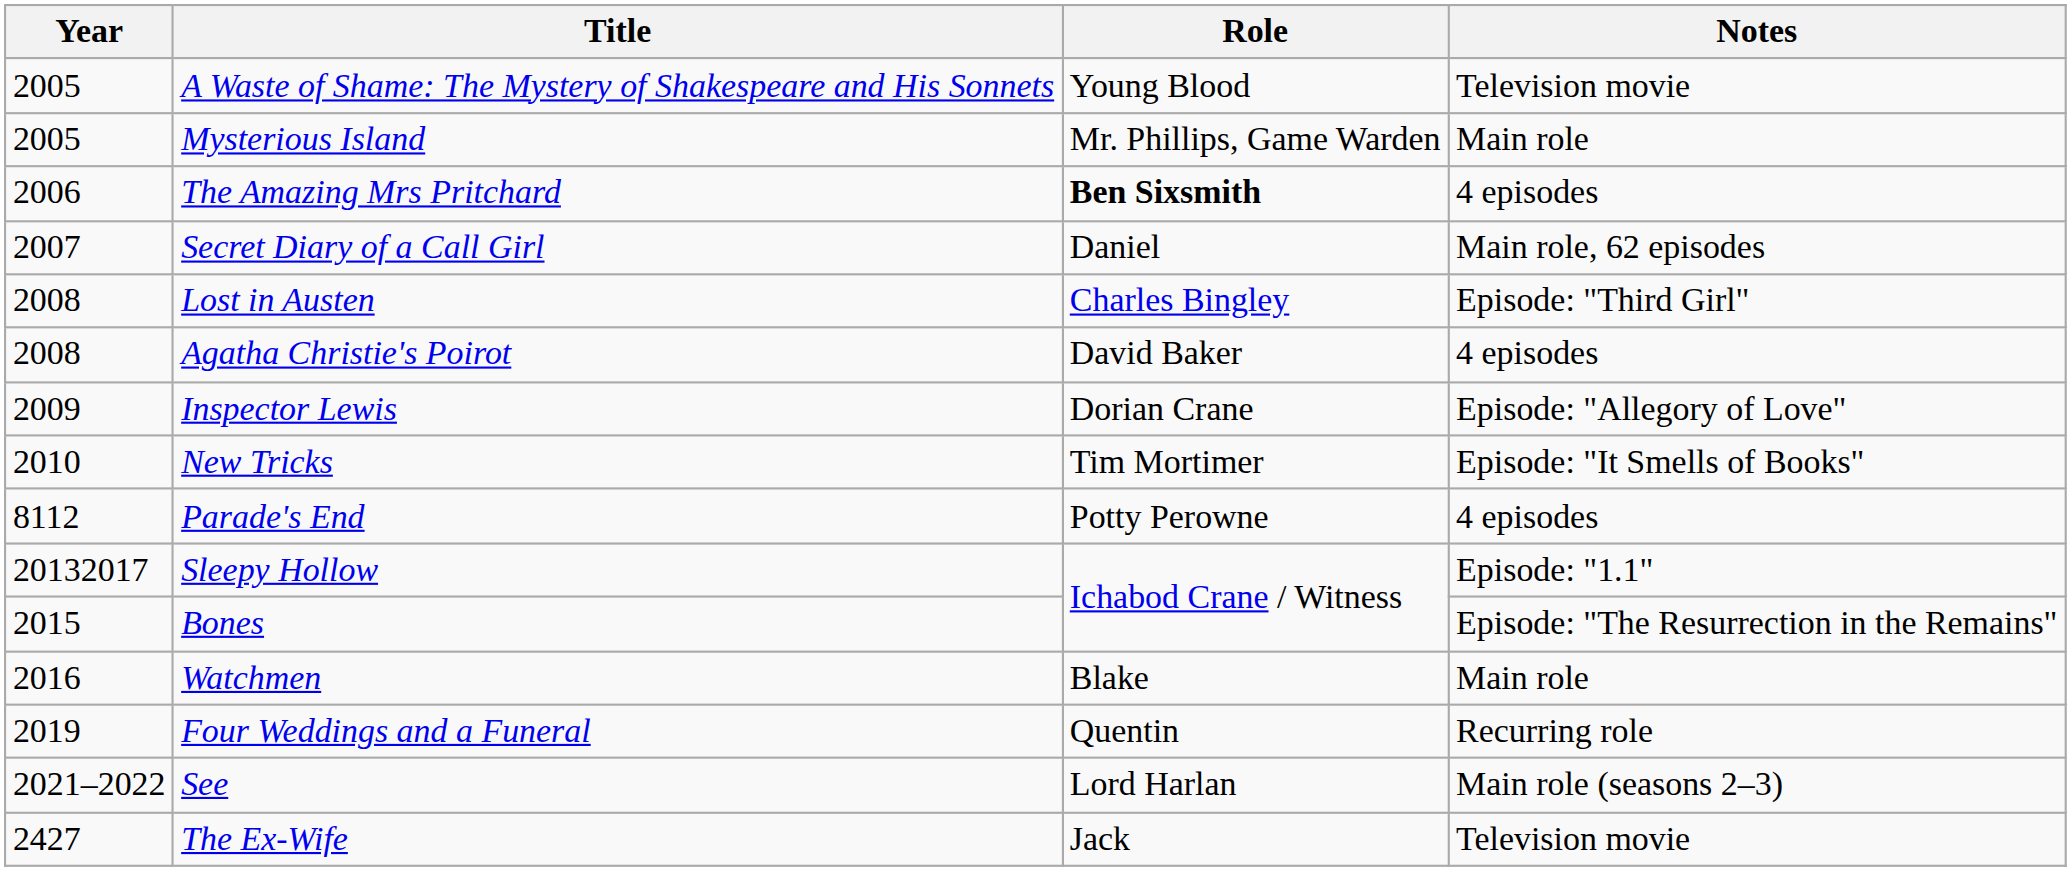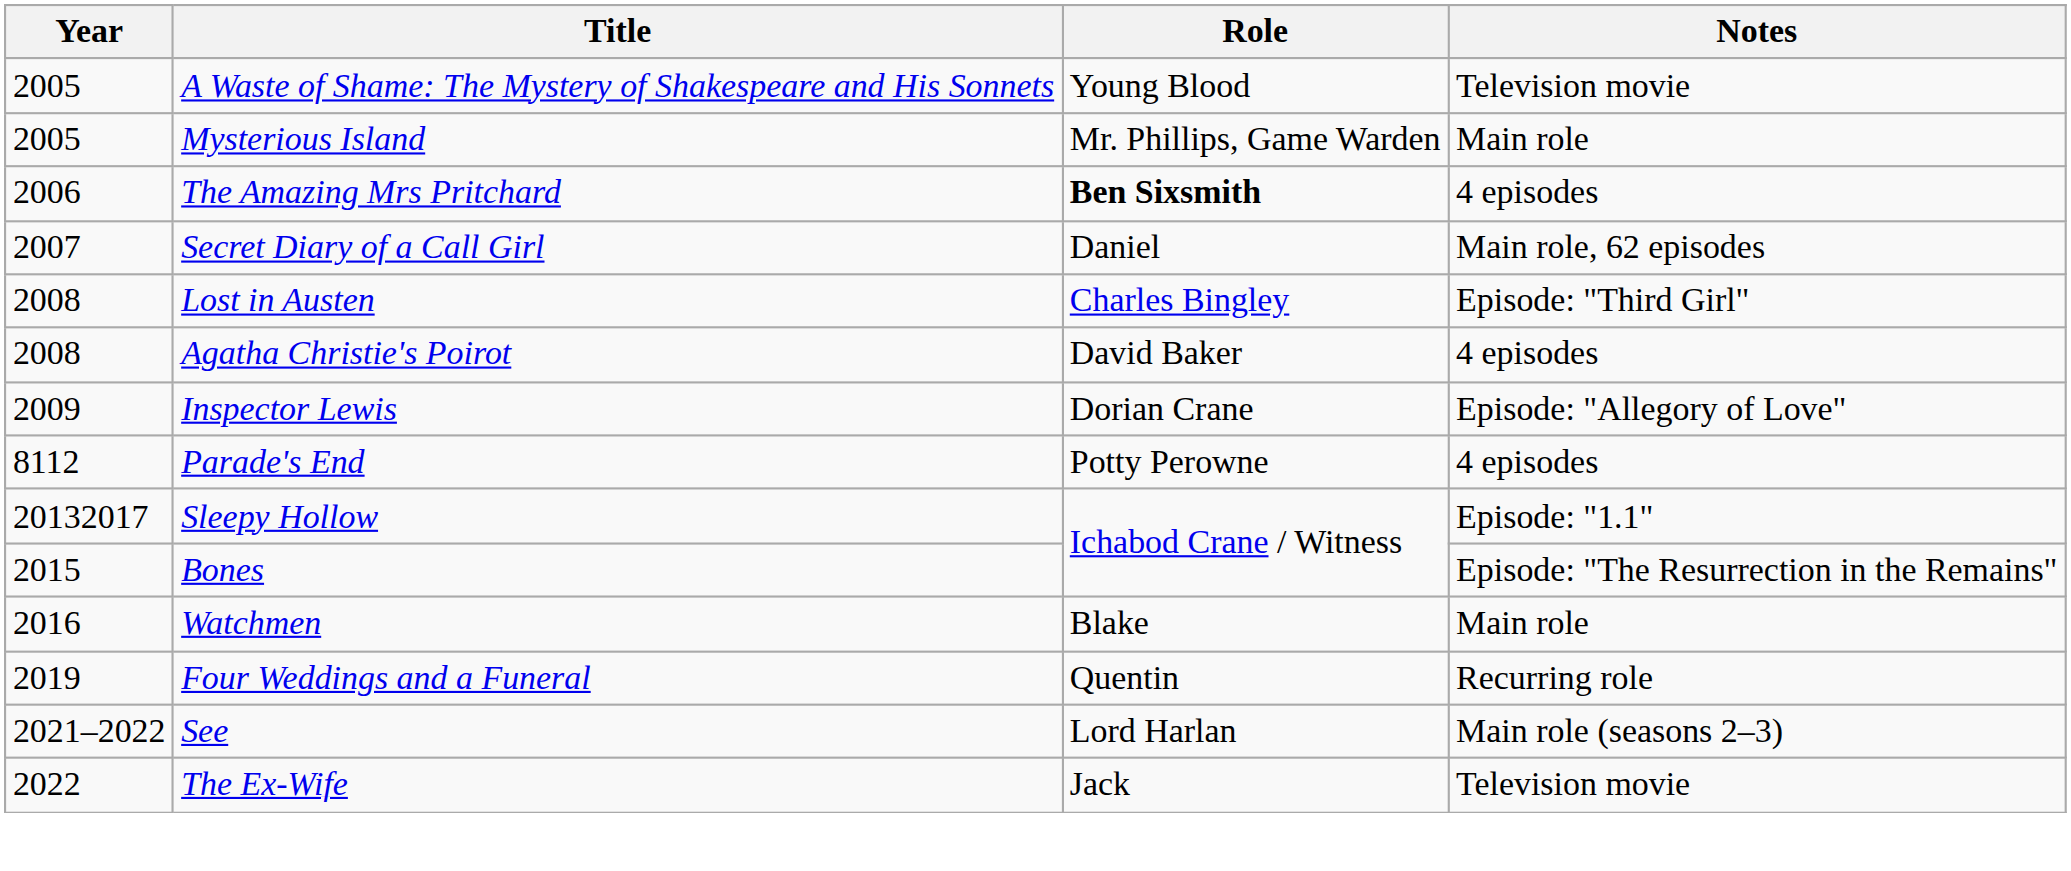- row: (257, 461)
(47, 838) 2427 -> (47, 784) 2022
